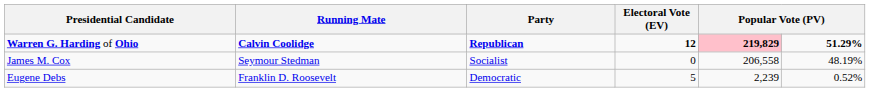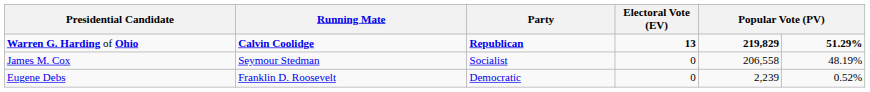(690, 43) 12 -> (690, 43) 13
(761, 43) pink background -> (761, 43) no background
(693, 78) 5 -> (693, 78) 0
